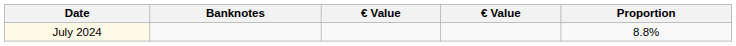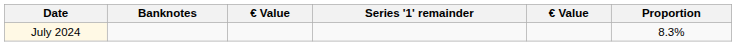+ column: (419, 13)
(646, 31) 8.8% -> (671, 31) 8.3%
